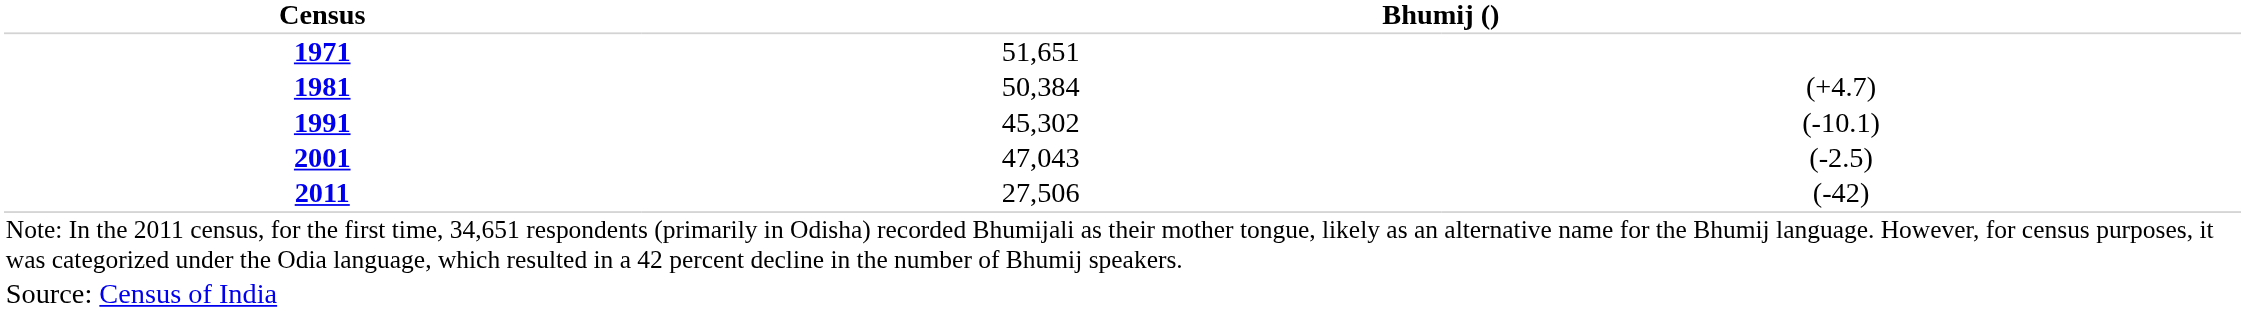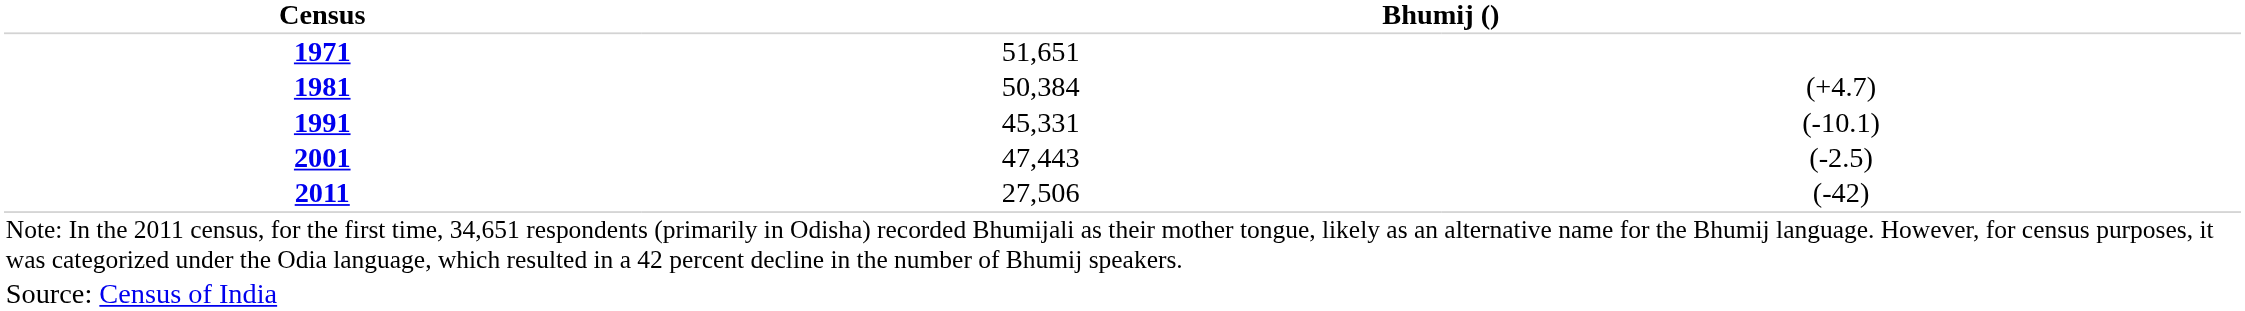(1041, 122) 45,302 -> (1041, 122) 45,331
(1041, 157) 47,043 -> (1041, 157) 47,443
